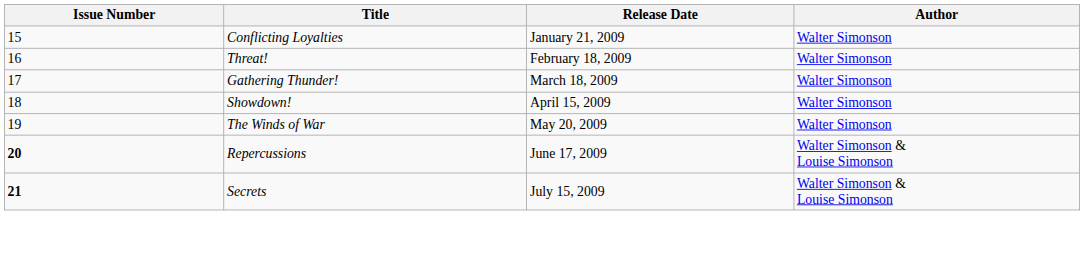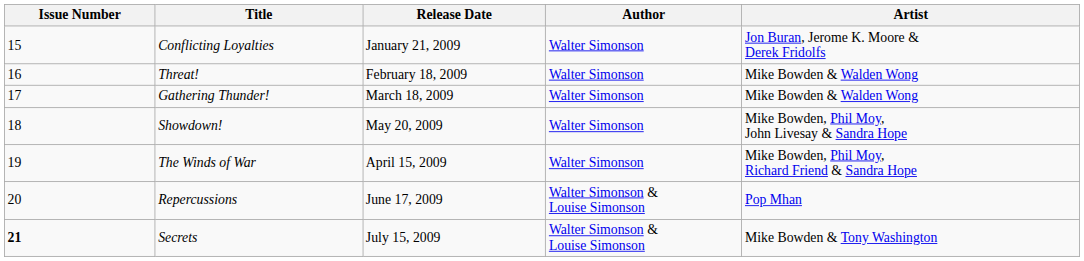+ column: (911, 15)
(570, 102) April 15, 2009 -> (404, 125) May 20, 2009
(568, 124) May 20, 2009 -> (406, 163) April 15, 2009
(14, 154) bold -> (14, 200) normal
